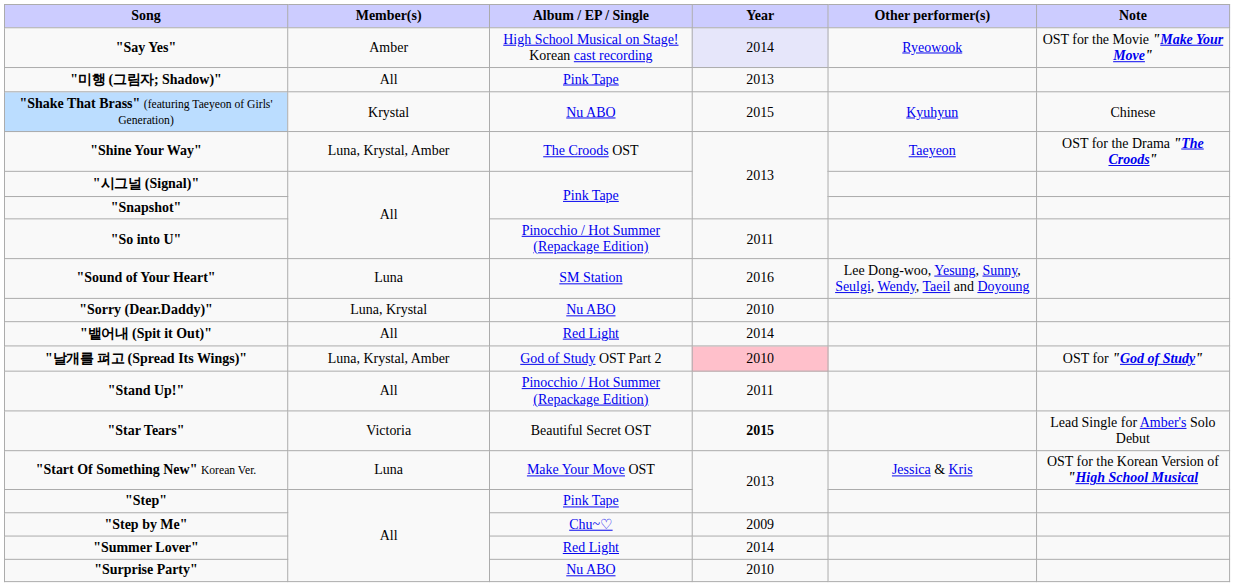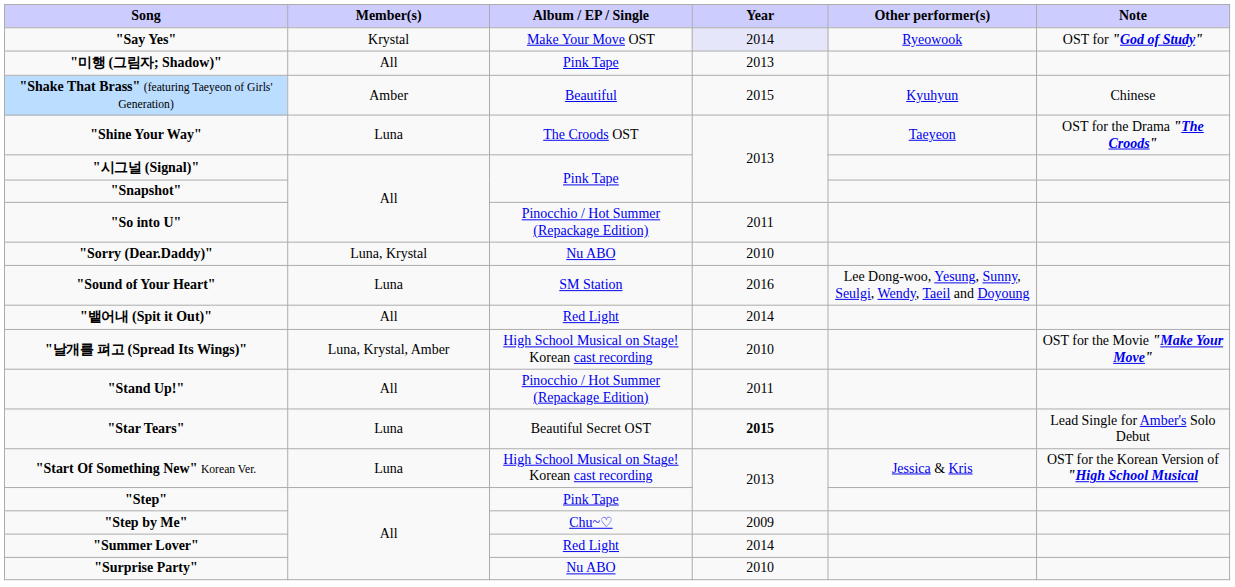(389, 47) Amber -> (389, 39) Krystal
(591, 47) High School Musical on Stage! Korean cast recording -> (591, 39) Make Your Move OST
(1133, 47) OST for the Movie "Make Your Move" -> (1133, 39) OST for "God of Study"
(389, 111) Krystal -> (389, 95) Amber
(591, 111) Nu ABO -> (591, 95) Beautiful
(389, 151) Luna, Krystal, Amber -> (389, 134) Luna
rows swapped: (146, 309) <-> (146, 278)
(591, 358) God of Study OST Part 2 -> (591, 349) High School Musical on Stage! Korean cast recording
(760, 358) pink background -> (760, 349) no background
(1133, 358) OST for "God of Study" -> (1133, 349) OST for the Movie "Make Your Move"
(389, 430) Victoria -> (389, 428) Luna
(591, 469) Make Your Move OST -> (591, 468) High School Musical on Stage! Korean cast recording
